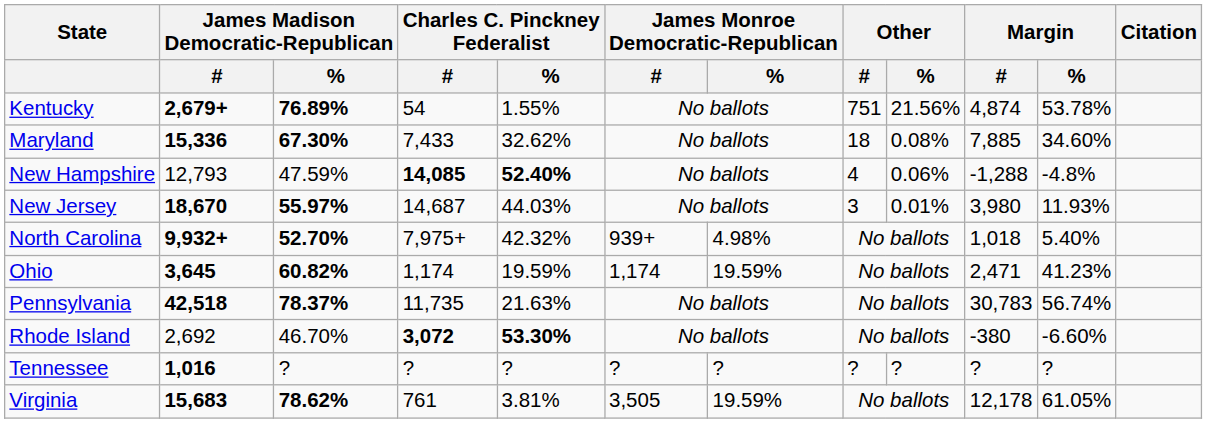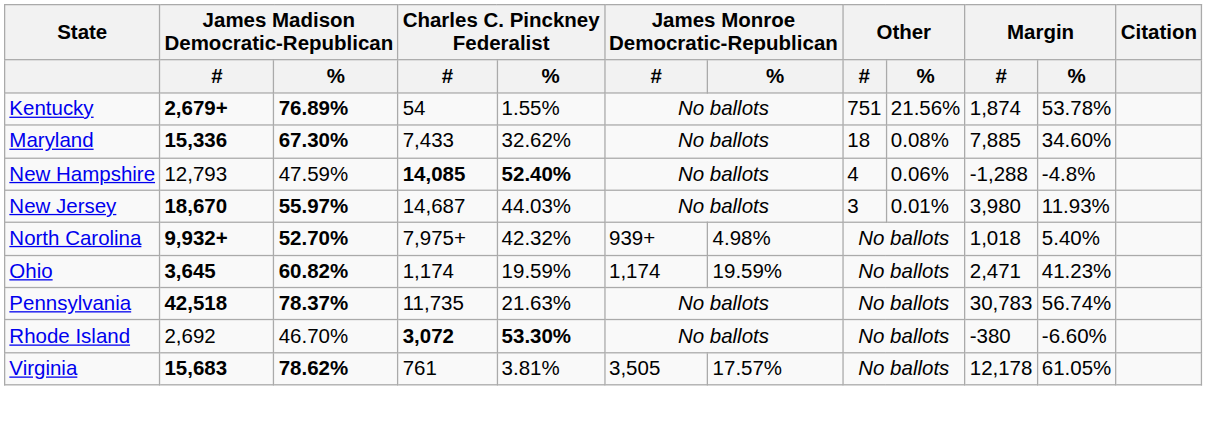(995, 108) 4,874 -> (995, 108) 1,874
- row: (59, 368)
(747, 401) 19.59% -> (747, 368) 17.57%
